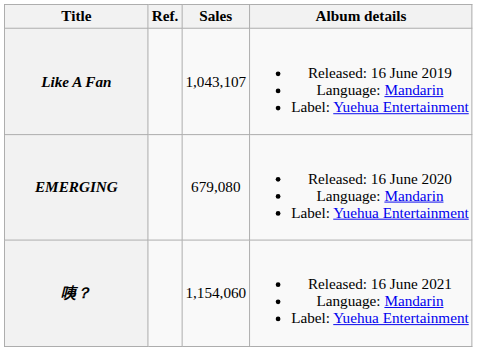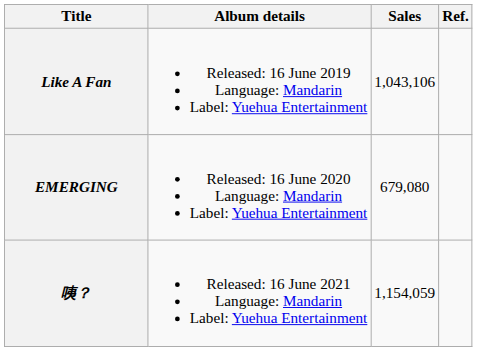columns swapped: (361, 16) <-> (165, 16)
(216, 81) 1,043,107 -> (405, 81) 1,043,106
(216, 293) 1,154,060 -> (405, 293) 1,154,059
